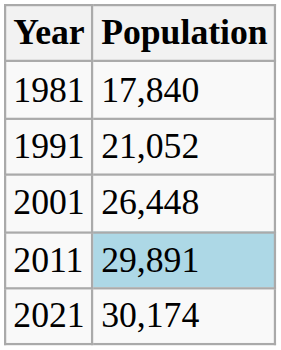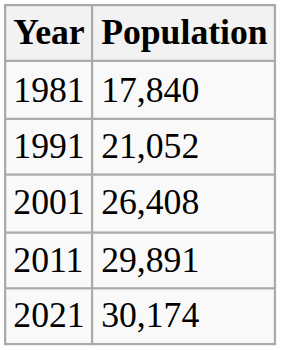(150, 202) 26,448 -> (150, 202) 26,408
(150, 259) lightblue background -> (150, 259) no background
